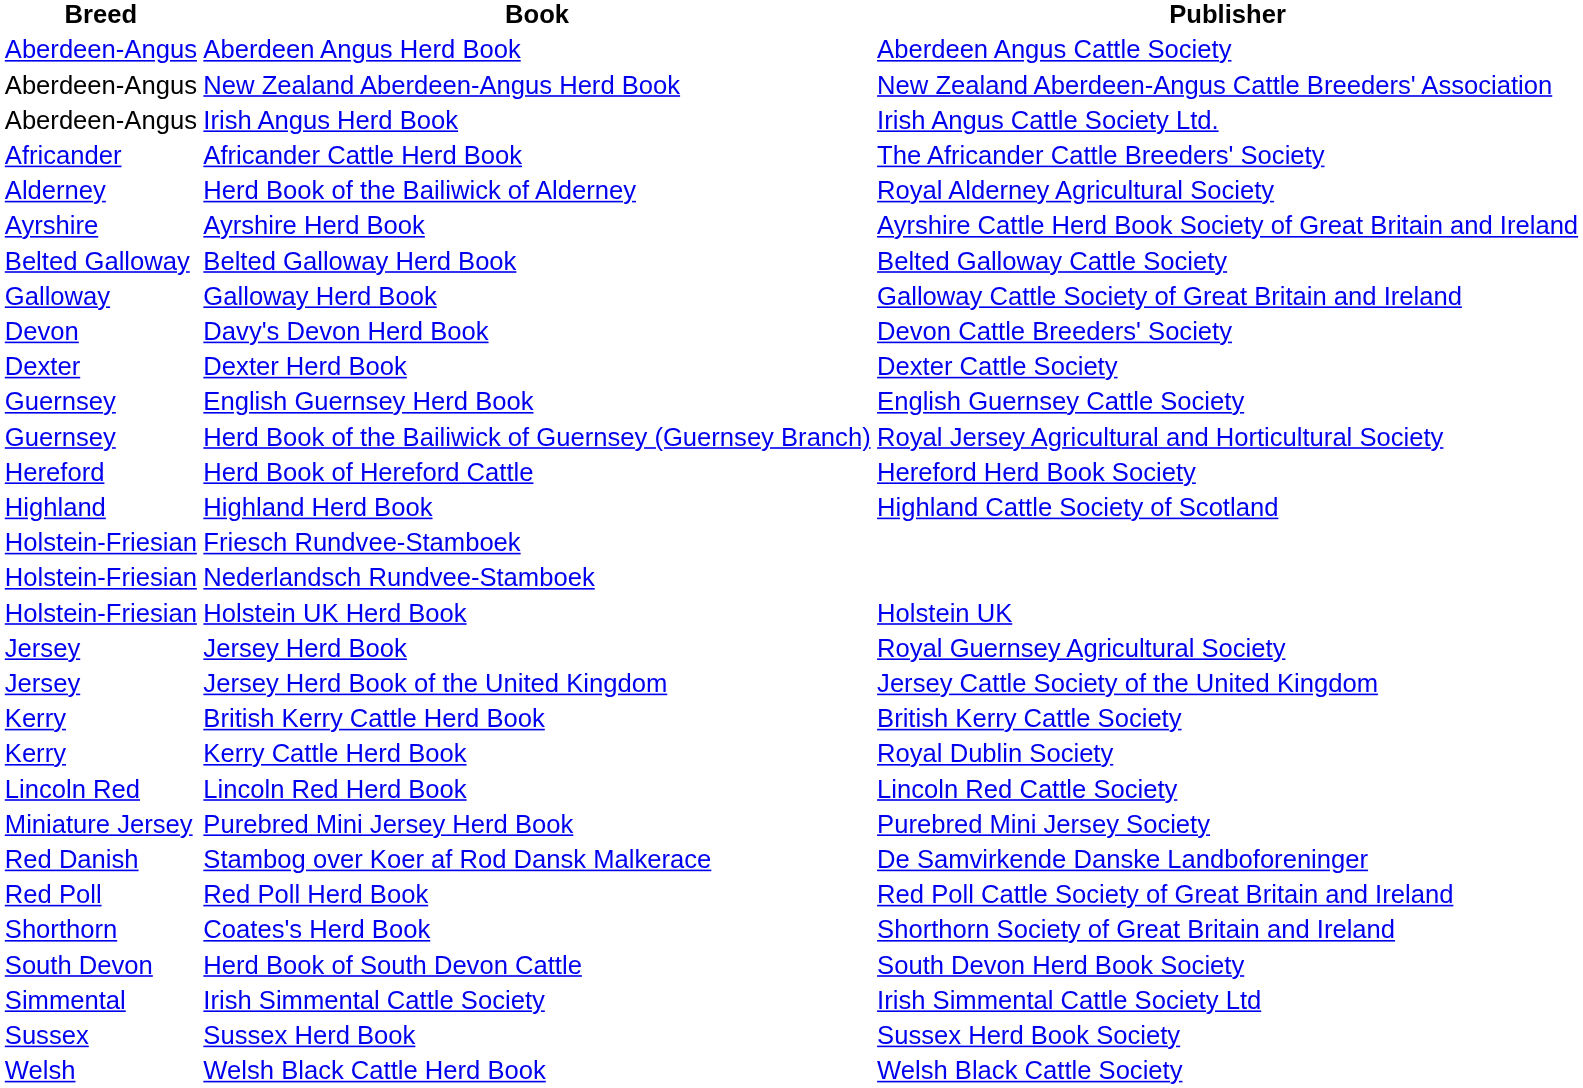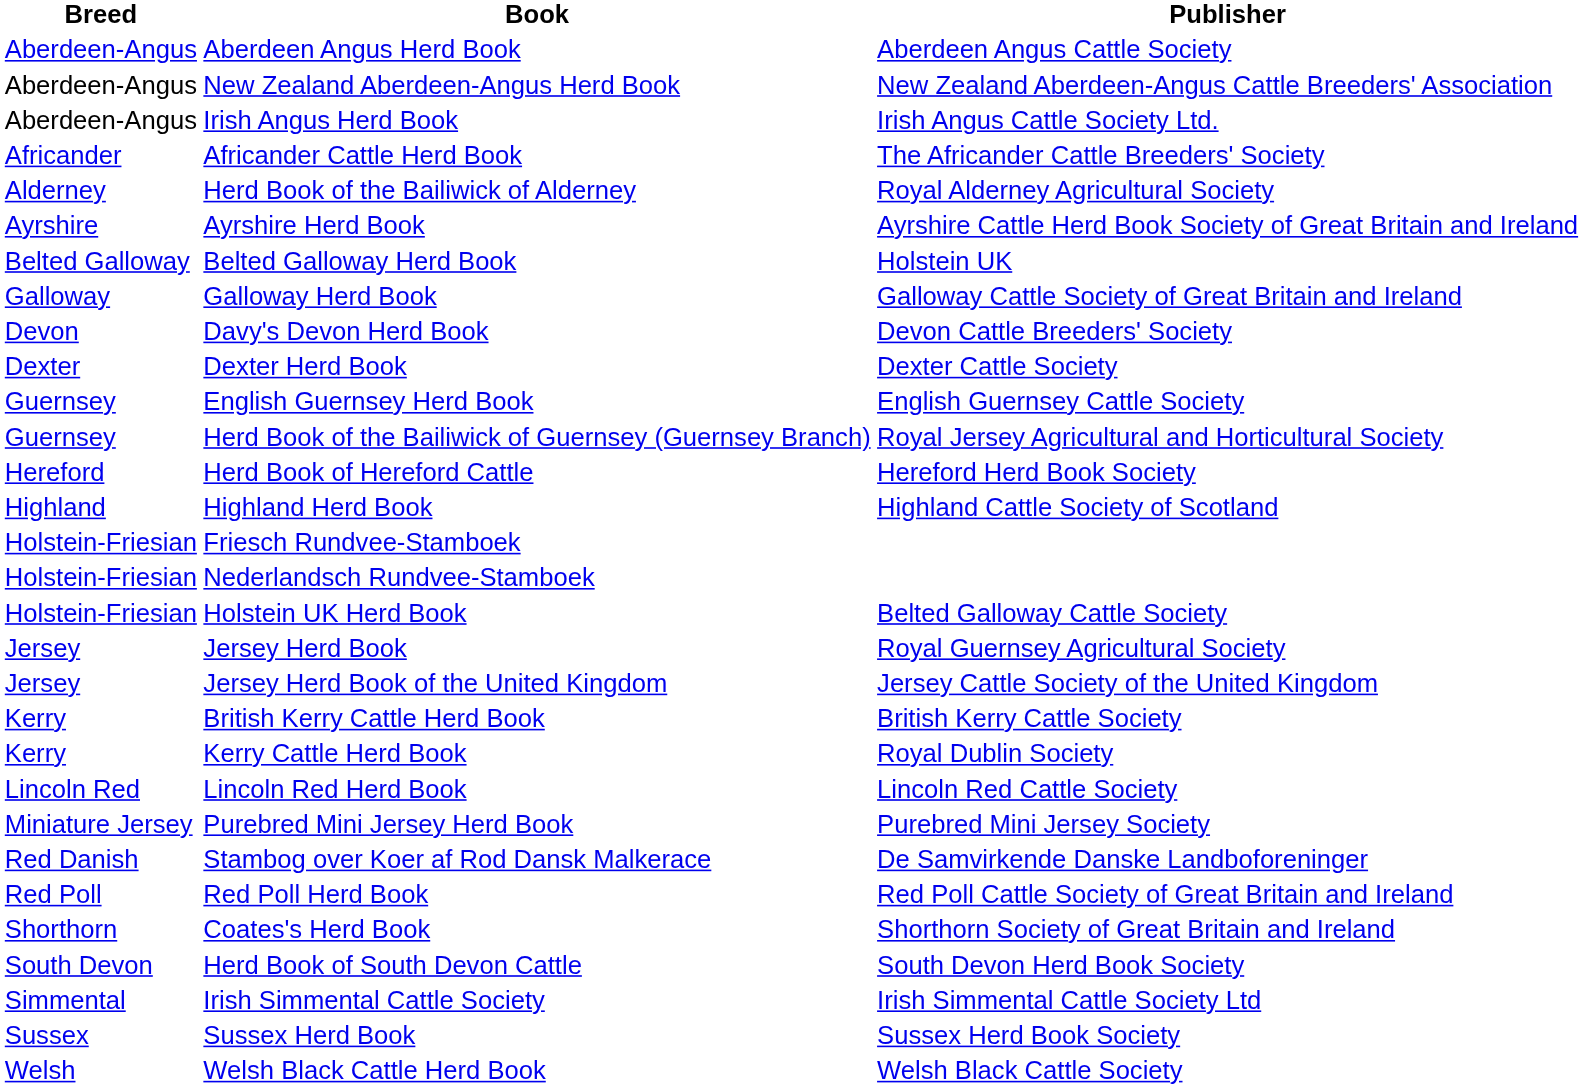(1052, 261) Belted Galloway Cattle Society -> (945, 261) Holstein UK
(945, 613) Holstein UK -> (1052, 613) Belted Galloway Cattle Society
